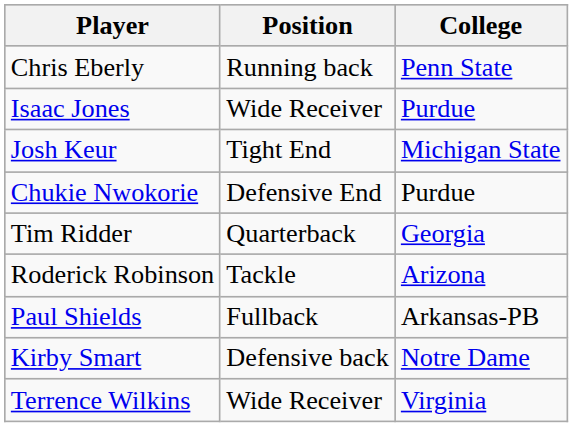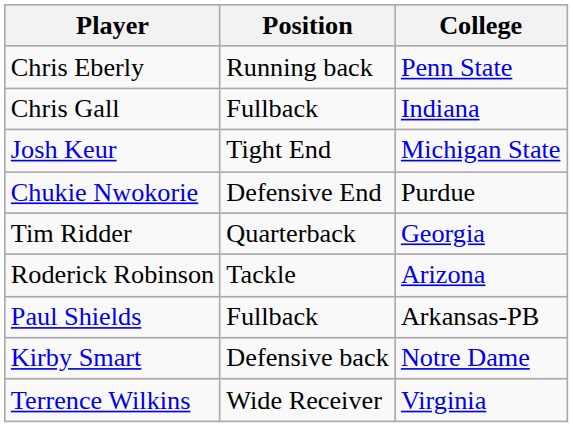+ row: (65, 108)
- row: (70, 108)
